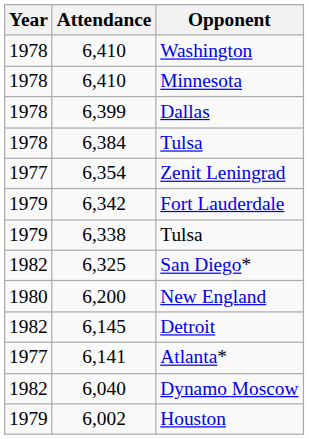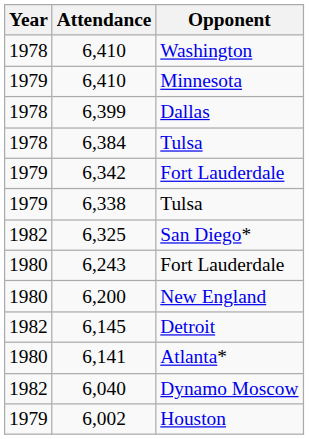(28, 81) 1978 -> (28, 81) 1979
- row: (104, 173)
+ row: (104, 265)
(28, 357) 1977 -> (28, 357) 1980
